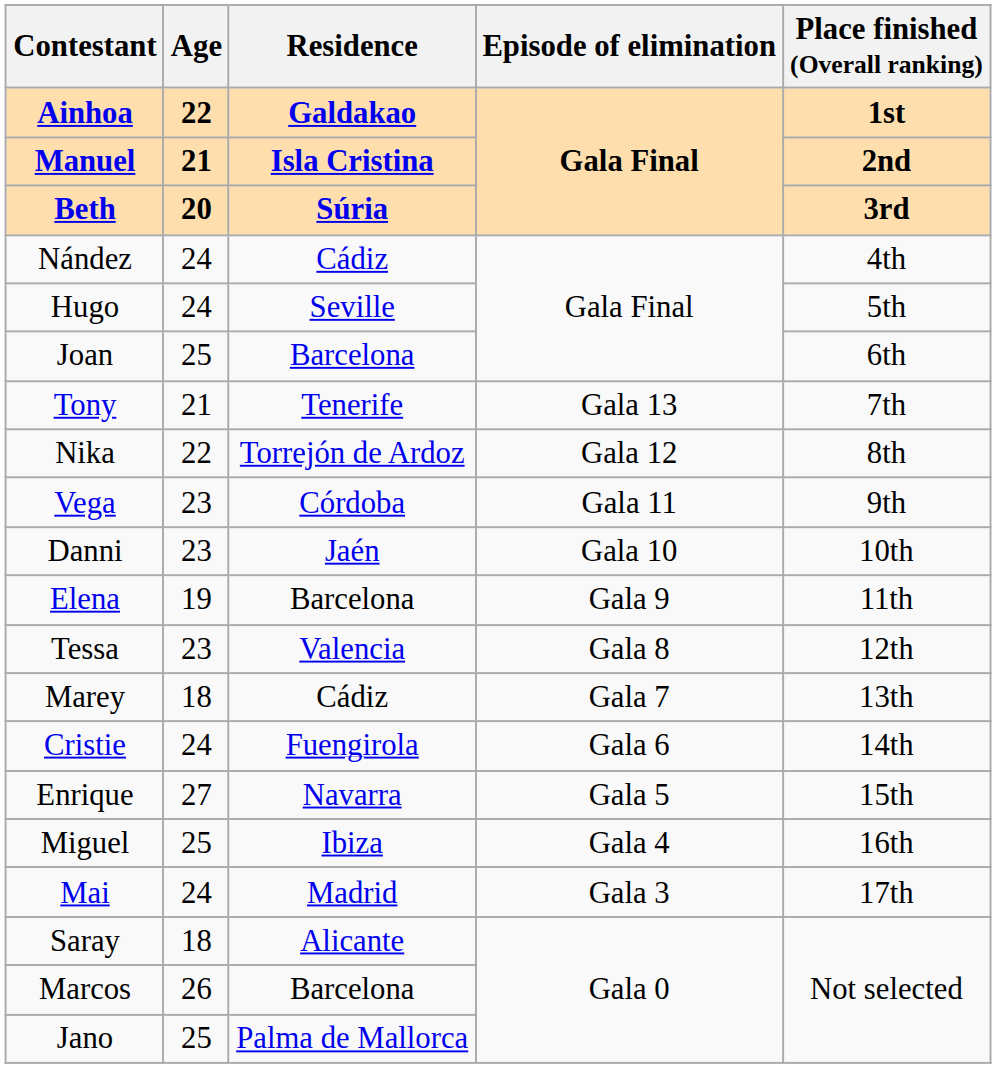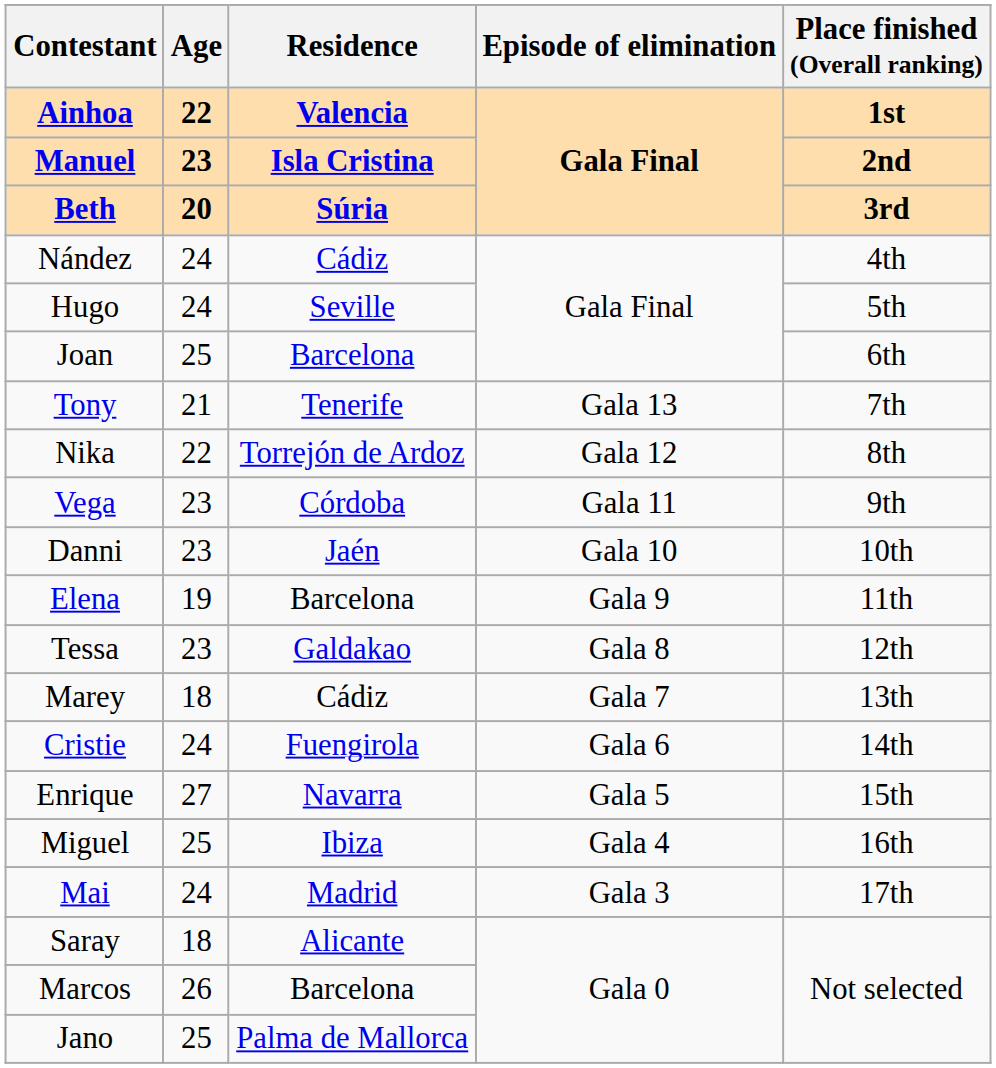(352, 112) Galdakao -> (352, 112) Valencia
(196, 160) 21 -> (196, 160) 23
(352, 648) Valencia -> (352, 648) Galdakao
